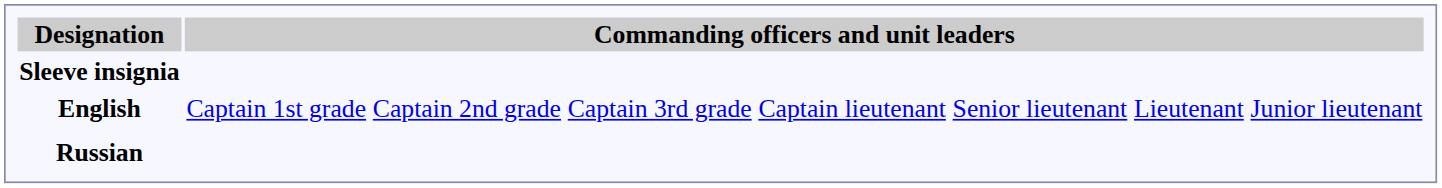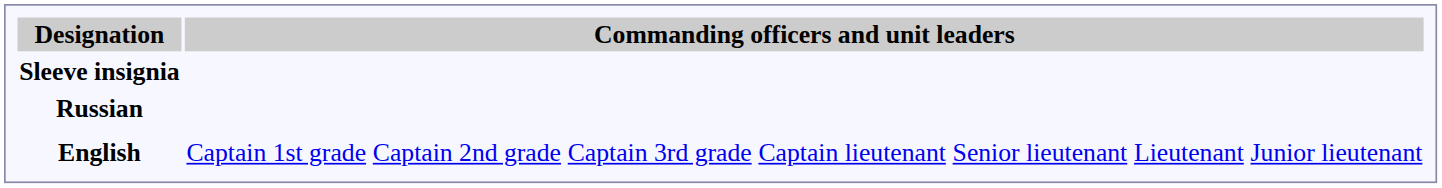rows swapped: (99, 152) <-> (99, 108)
